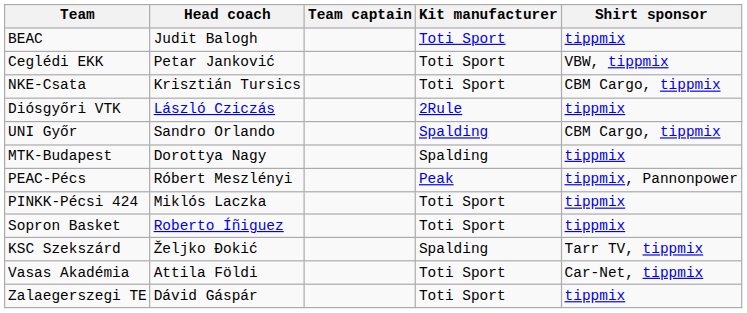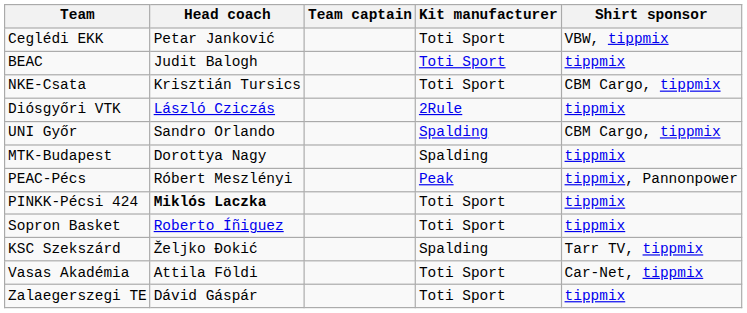rows swapped: (25, 40) <-> (56, 63)
(210, 203) normal -> (210, 203) bold
